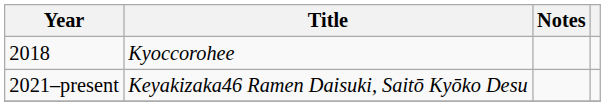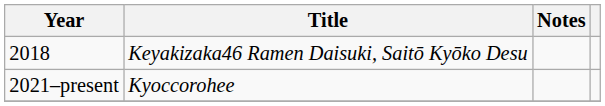(181, 52) Kyoccorohee -> (328, 52) Keyakizaka46 Ramen Daisuki, Saitō Kyōko Desu
(328, 85) Keyakizaka46 Ramen Daisuki, Saitō Kyōko Desu -> (181, 85) Kyoccorohee
